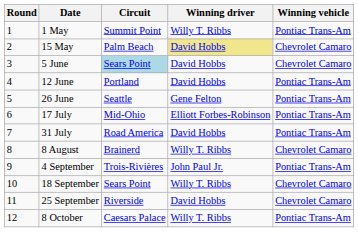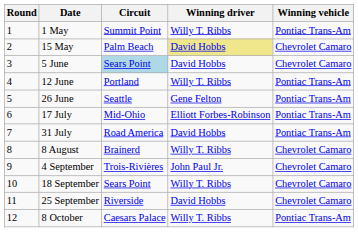(198, 81) David Hobbs -> (201, 81) Willy T. Ribbs
(313, 167) Pontiac Trans-Am -> (313, 167) Chevrolet Camaro
